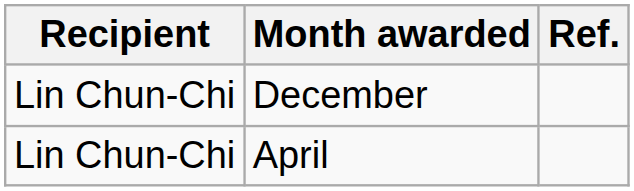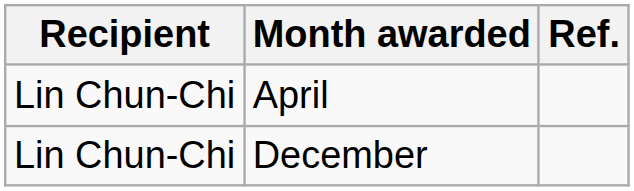rows swapped: (340, 94) <-> (291, 154)
